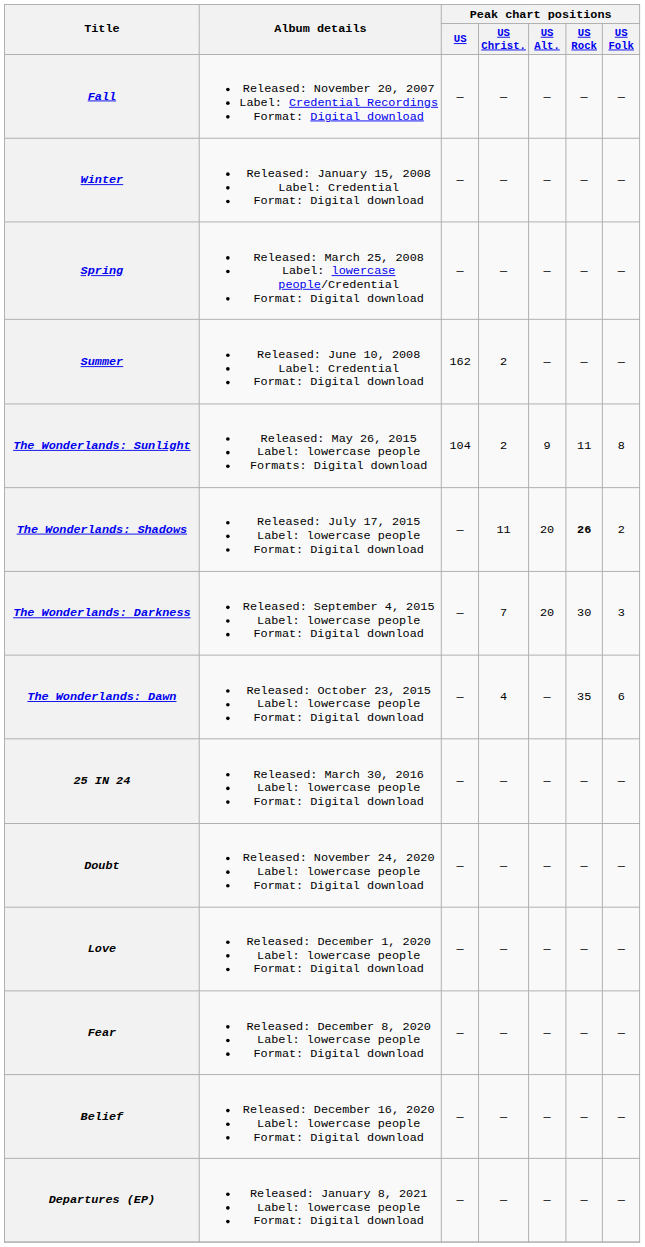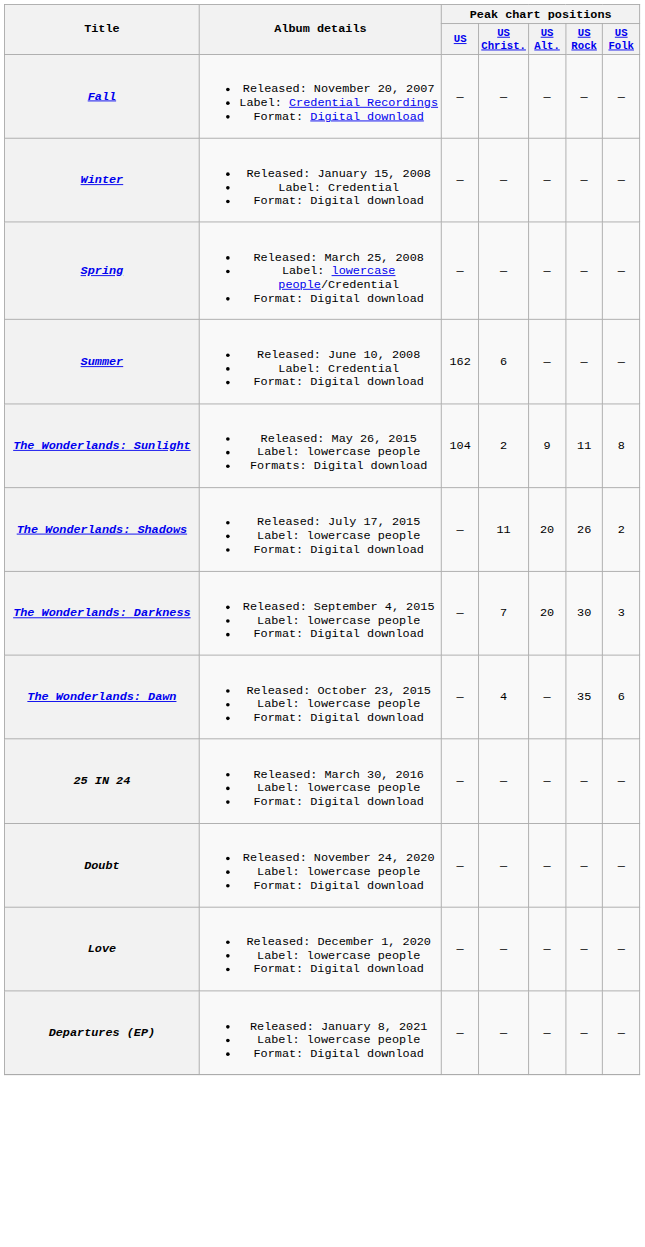(504, 362) 2 -> (504, 362) 6
(584, 529) bold -> (584, 529) normal
- row: (102, 1033)
- row: (102, 1117)
